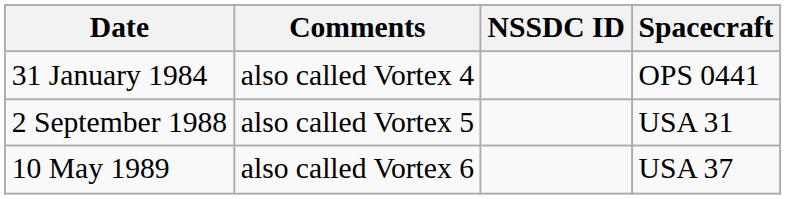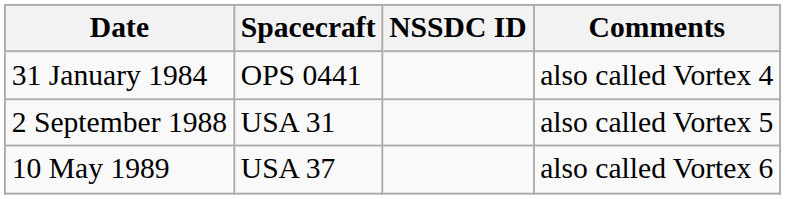columns swapped: (706, 27) <-> (357, 27)
